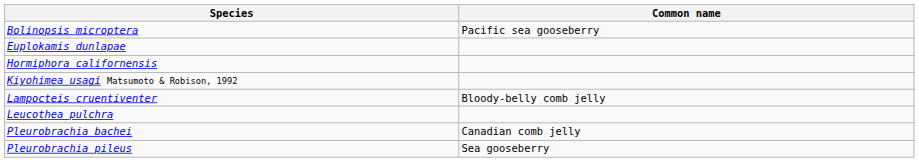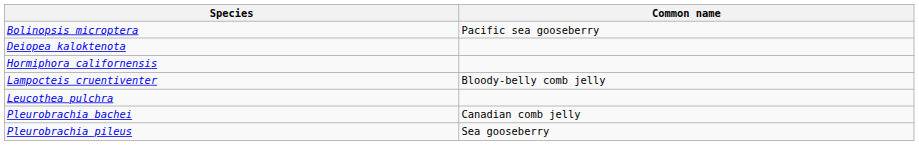+ row: (66, 47)
- row: (66, 47)
- row: (122, 81)
